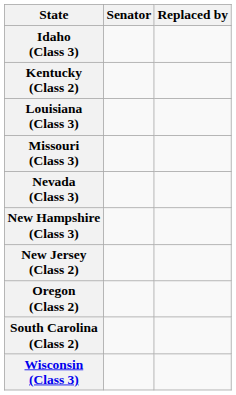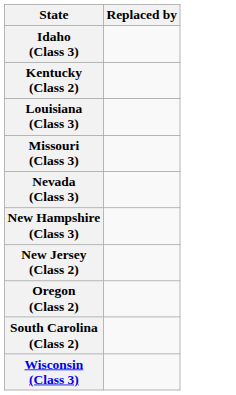- column: (129, 15)
